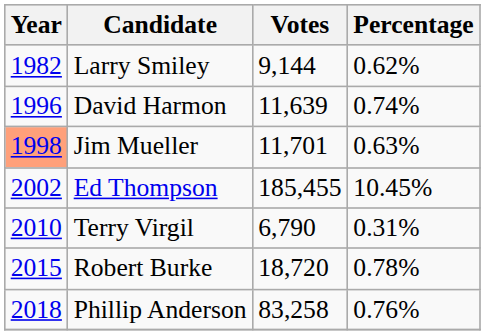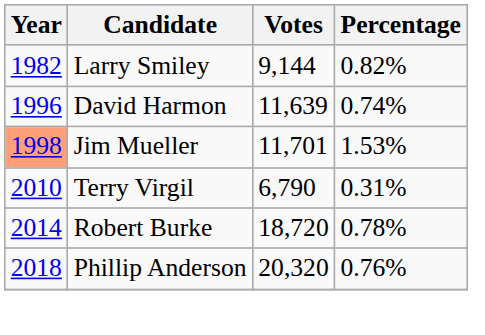(386, 65) 0.62% -> (374, 65) 0.82%
(386, 146) 0.63% -> (374, 146) 1.53%
- row: (146, 187)
(36, 268) 2015 -> (36, 227) 2014
(294, 308) 83,258 -> (294, 268) 20,320
